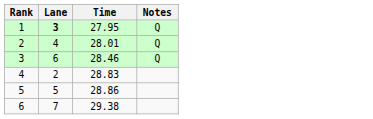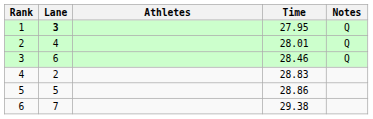+ column: (168, 12)
